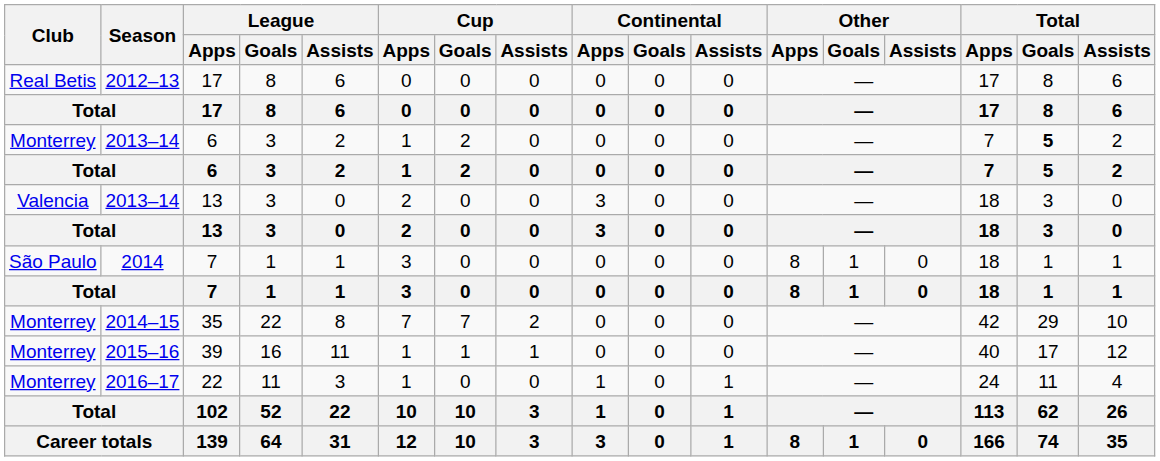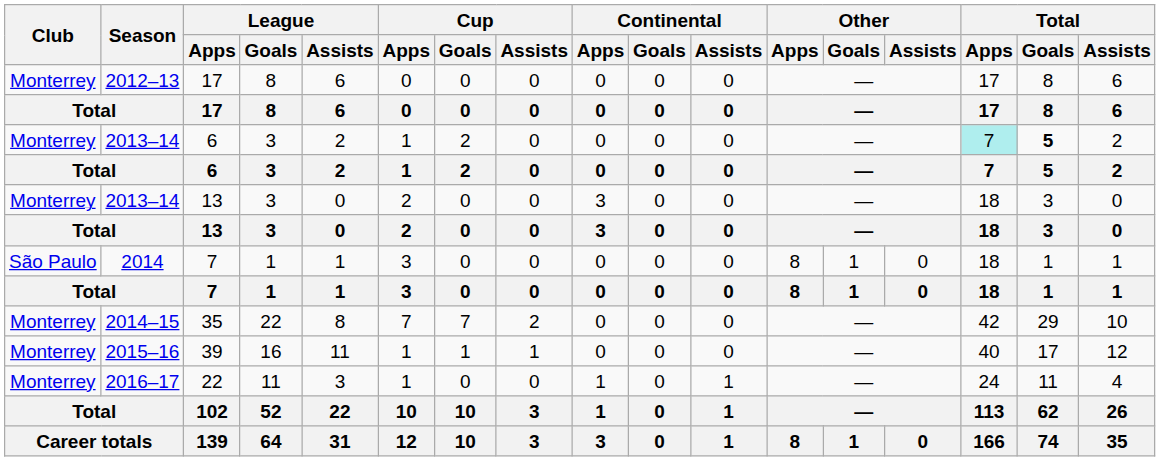(53, 80) Real Betis -> (53, 80) Monterrey
(989, 140) no background -> (989, 140) paleturquoise background
(53, 200) Valencia -> (53, 200) Monterrey
